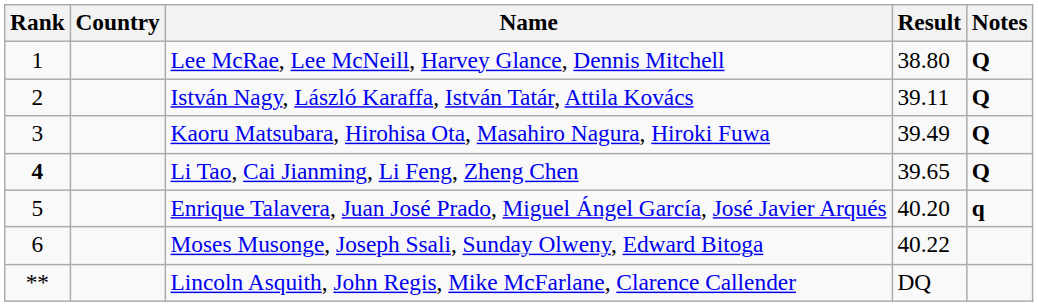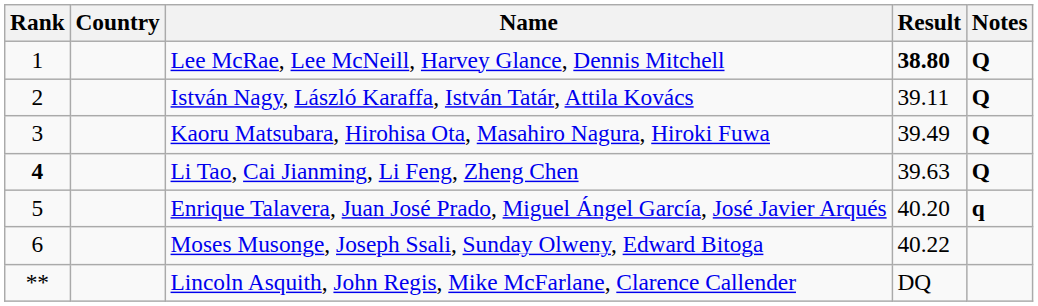(924, 60) normal -> (924, 60) bold
(924, 171) 39.65 -> (924, 171) 39.63
